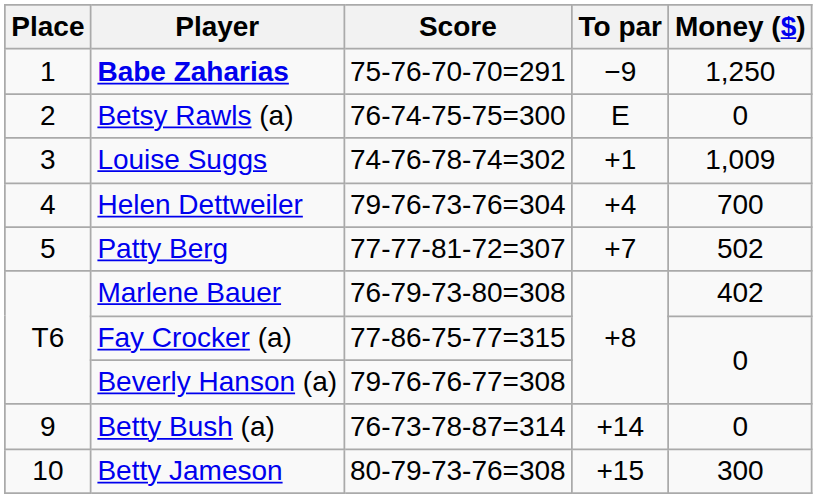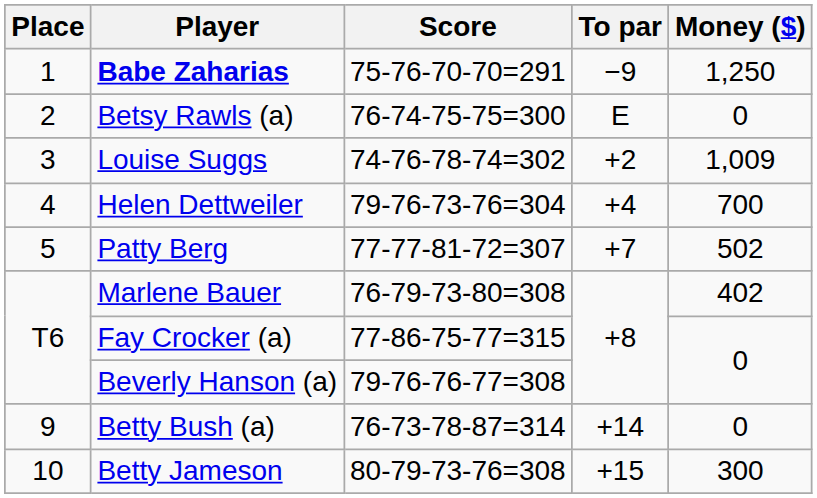(620, 159) +1 -> (620, 159) +2
